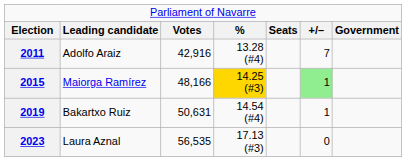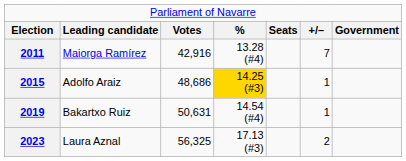(92, 53) Adolfo Araiz -> (105, 53) Maiorga Ramírez
(105, 83) Maiorga Ramírez -> (92, 83) Adolfo Araiz
(194, 83) 48,166 -> (194, 83) 48,686
(327, 83) lightgreen background -> (327, 83) no background
(194, 142) 56,535 -> (194, 142) 56,325
(327, 142) 0 -> (327, 142) 2
